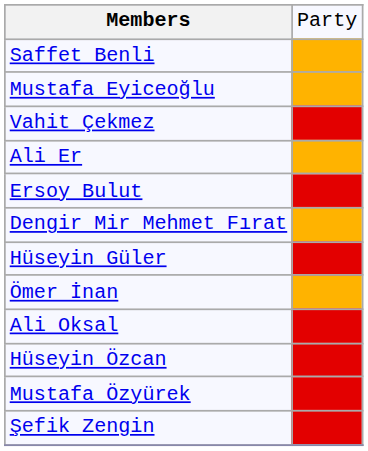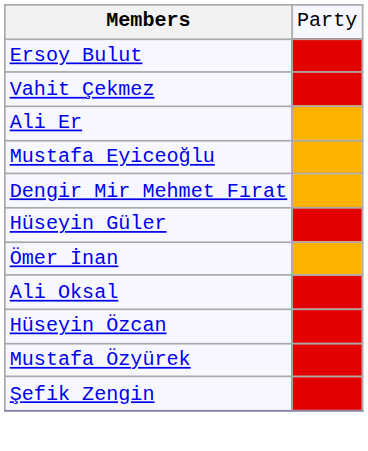- row: (82, 55)
rows swapped: (76, 190) <-> (112, 89)
